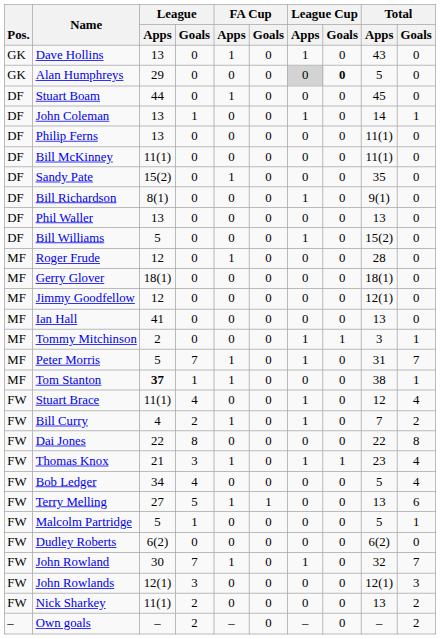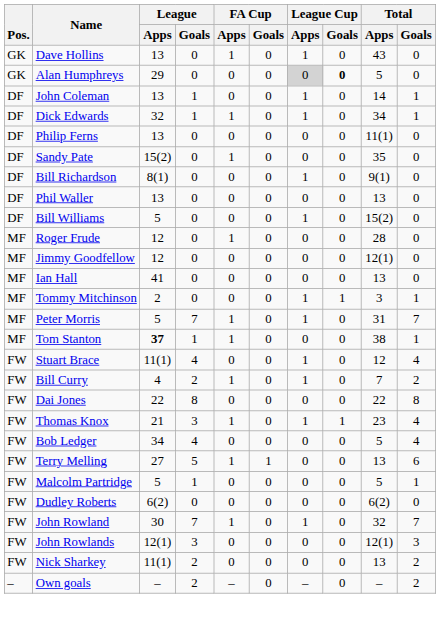- row: (68, 95)
+ row: (72, 116)
- row: (74, 156)
- row: (70, 278)
